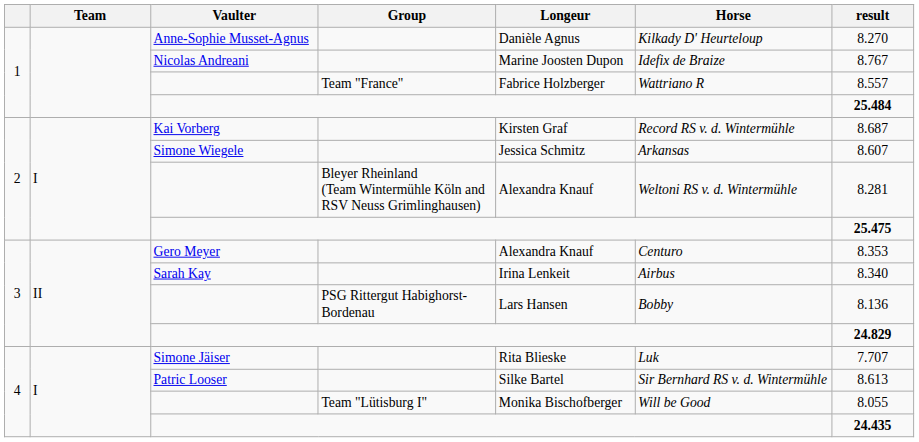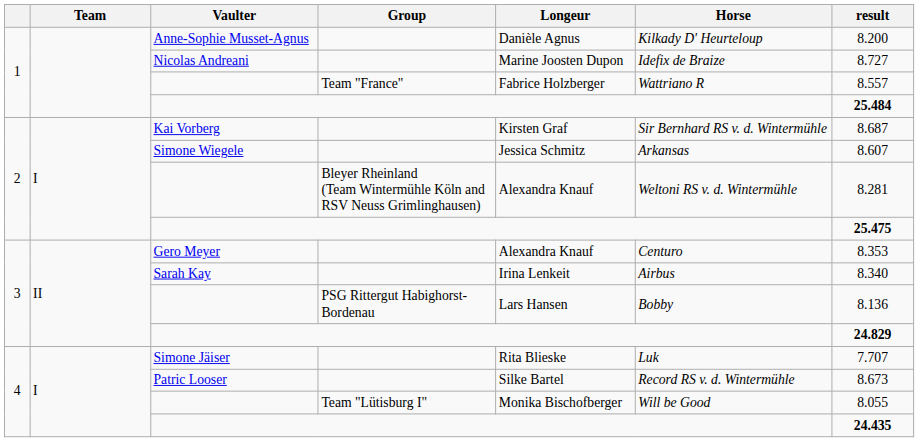(873, 38) 8.270 -> (873, 38) 8.200
(873, 61) 8.767 -> (873, 61) 8.727
(716, 128) Record RS v. d. Wintermühle -> (733, 128) Sir Bernhard RS v. d. Wintermühle
(733, 380) Sir Bernhard RS v. d. Wintermühle -> (716, 380) Record RS v. d. Wintermühle
(873, 380) 8.613 -> (873, 380) 8.673
